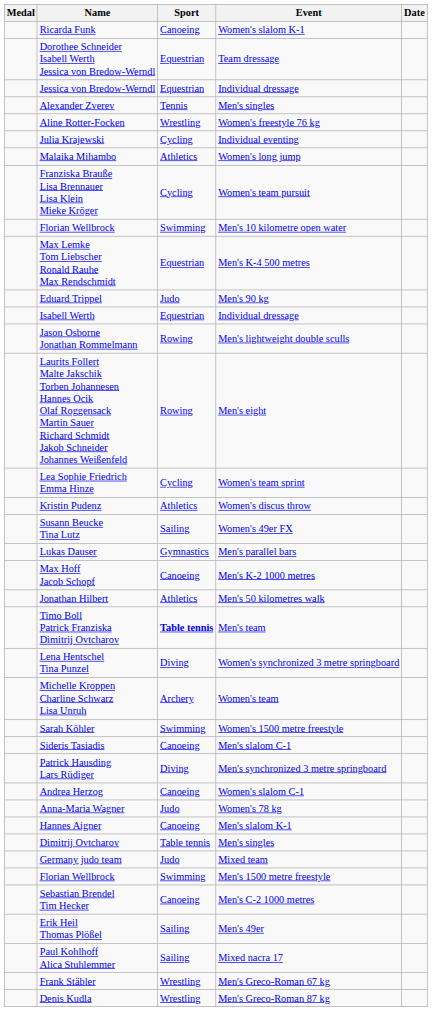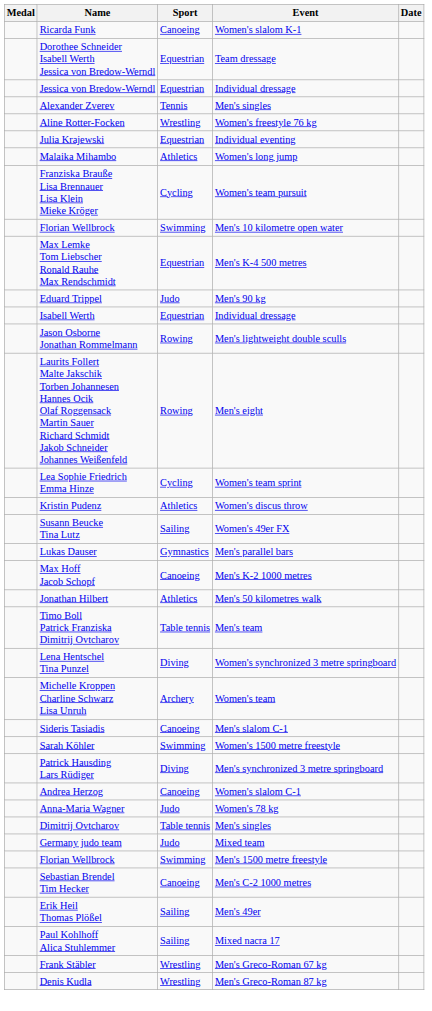(176, 139) Cycling -> (182, 139) Equestrian
(187, 628) bold -> (185, 628) normal
rows swapped: (72, 745) <-> (67, 728)
- row: (70, 825)
